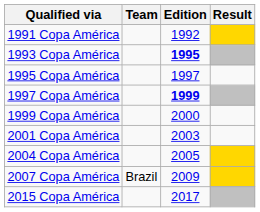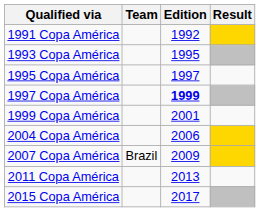(185, 55) bold -> (185, 55) normal
(185, 116) 2000 -> (185, 116) 2001
- row: (63, 136)
(185, 156) 2005 -> (185, 136) 2006
+ row: (63, 176)
